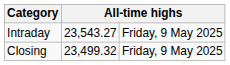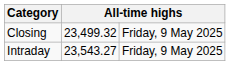rows swapped: (27, 51) <-> (28, 32)
